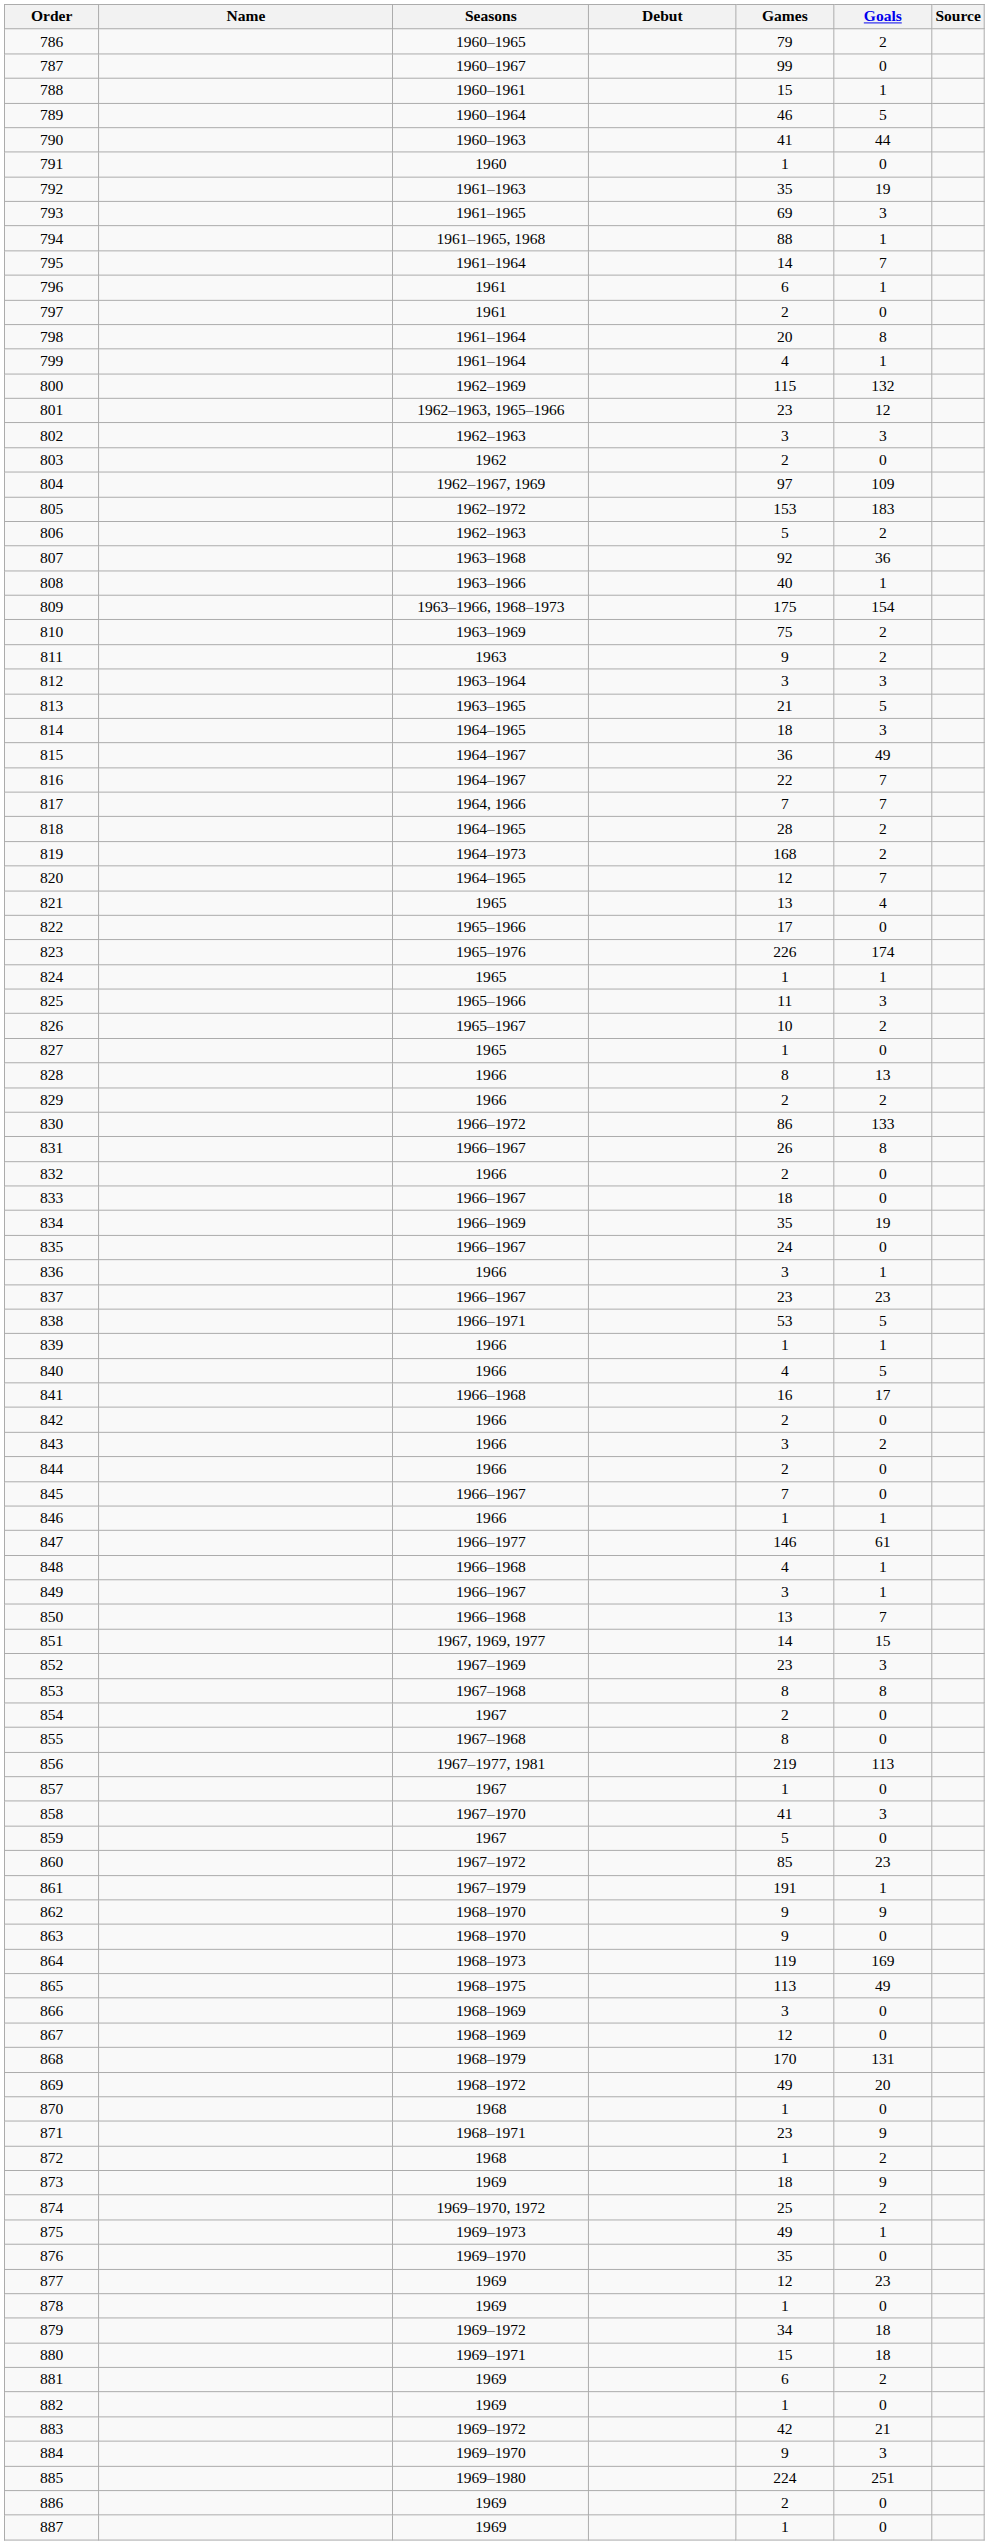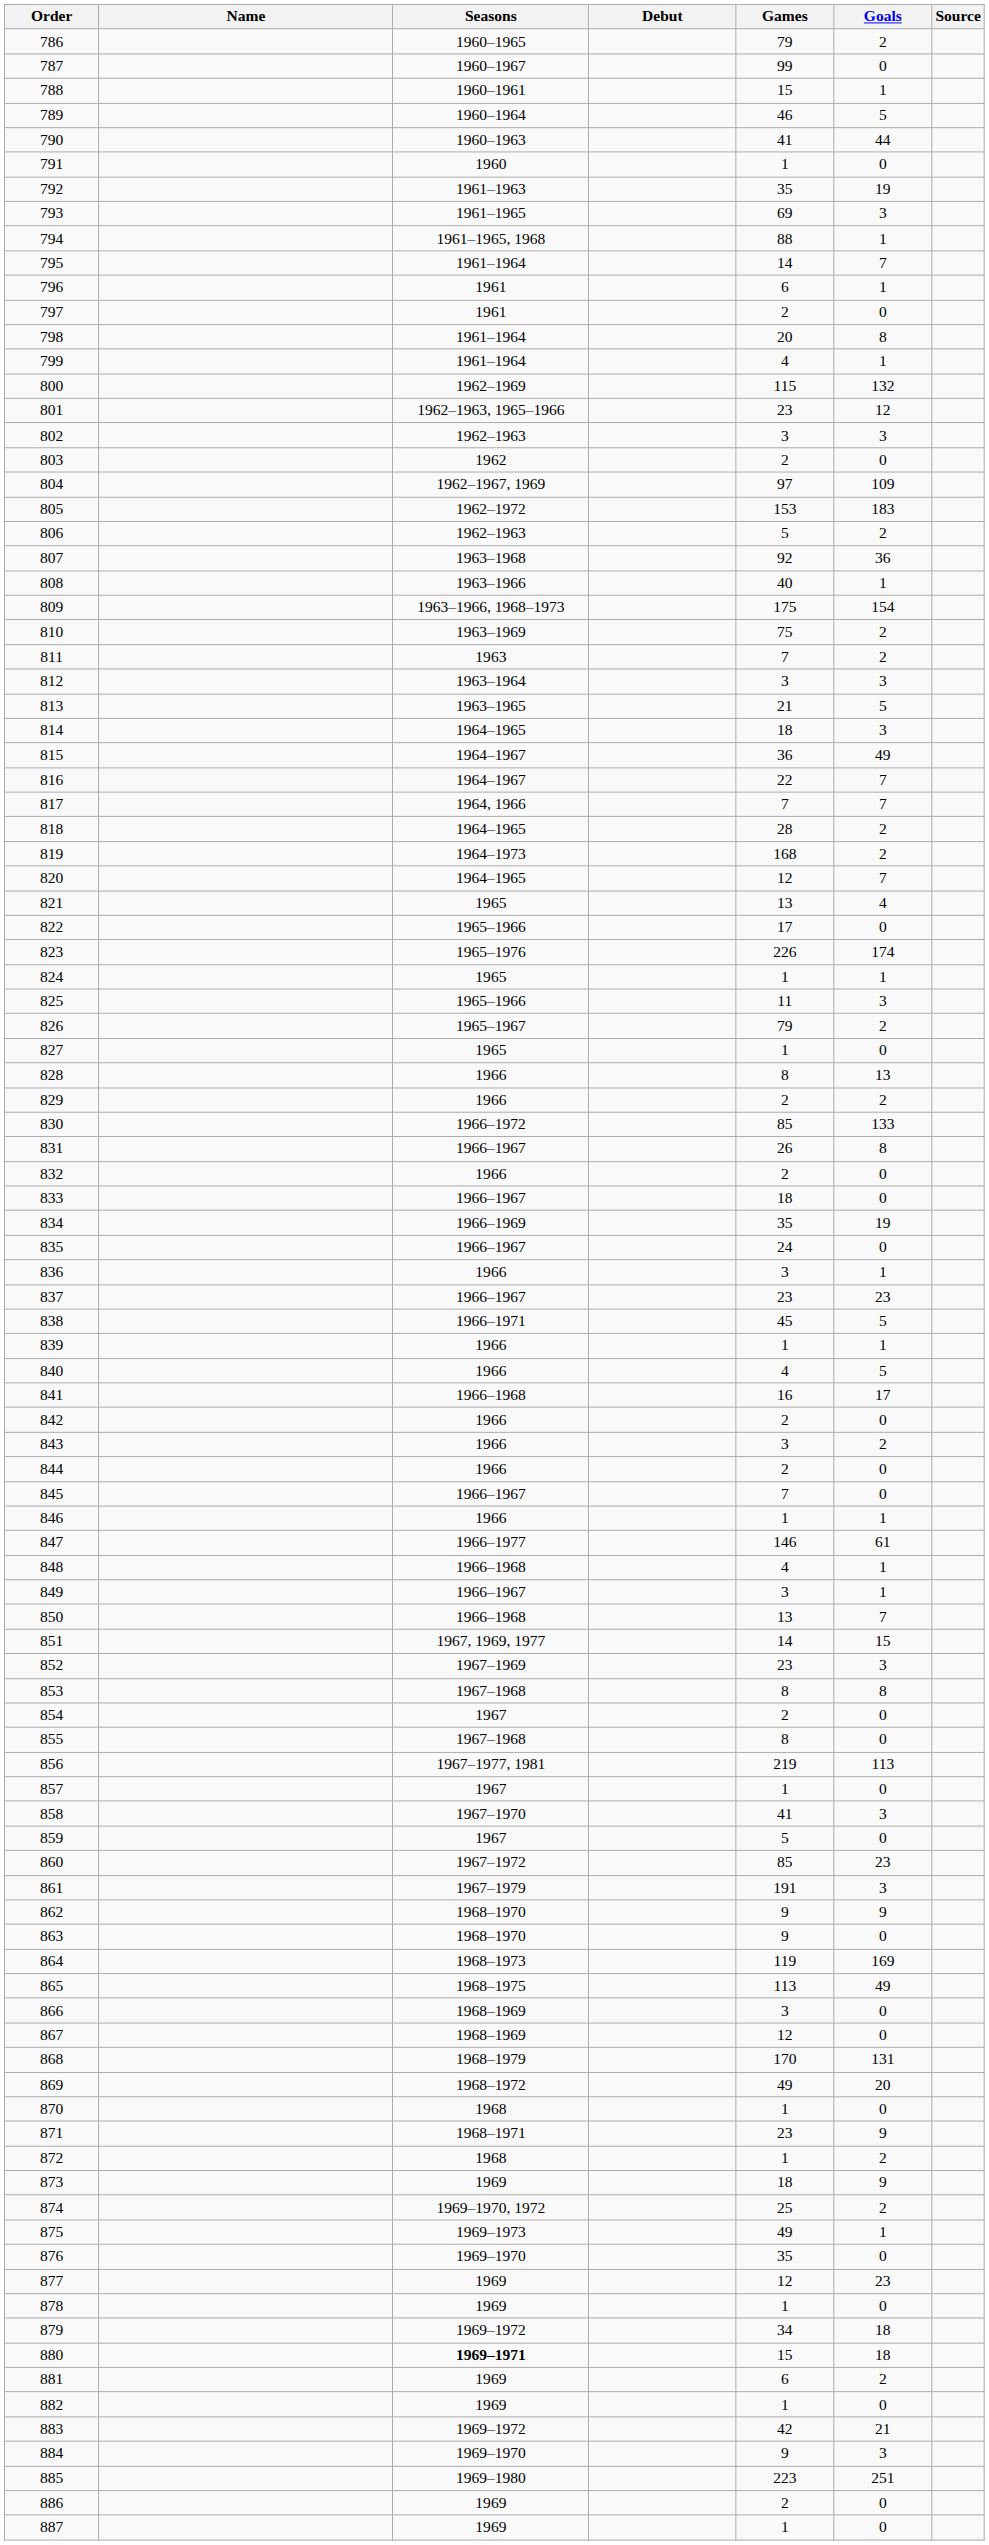(785, 656) 9 -> (785, 656) 7
(785, 1025) 10 -> (785, 1025) 79
(785, 1124) 86 -> (785, 1124) 85
(785, 1321) 53 -> (785, 1321) 45
(883, 1887) 1 -> (883, 1887) 3
(491, 2355) normal -> (491, 2355) bold
(785, 2478) 224 -> (785, 2478) 223
